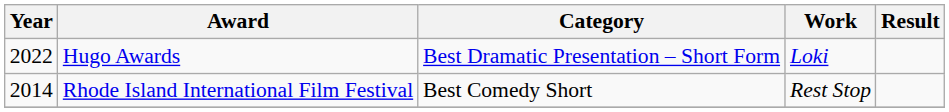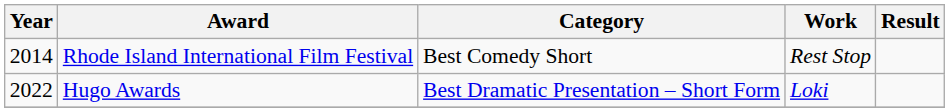rows swapped: (238, 90) <-> (122, 55)
